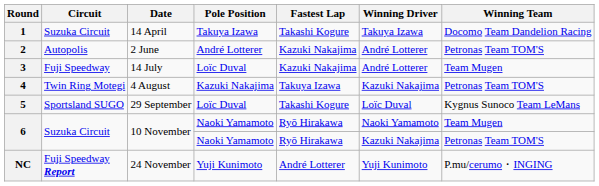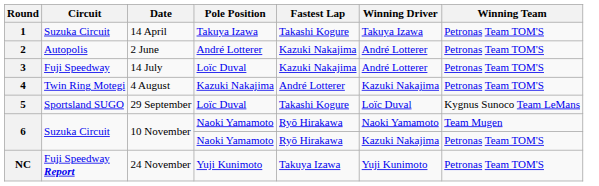(518, 31) Docomo Team Dandelion Racing -> (494, 31) Petronas Team TOM'S
(473, 67) Team Mugen -> (494, 67) Petronas Team TOM'S
(310, 85) Takuya Izawa -> (312, 85) André Lotterer
(312, 165) André Lotterer -> (310, 165) Takuya Izawa
(498, 165) P.mu/cerumo・INGING -> (494, 165) Petronas Team TOM'S
